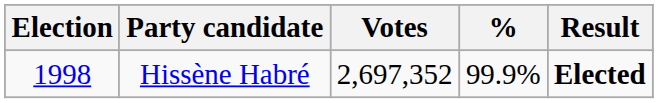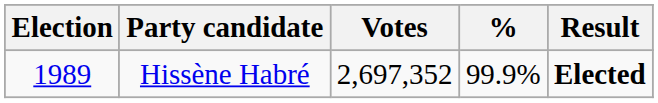(62, 73) 1998 -> (62, 73) 1989
